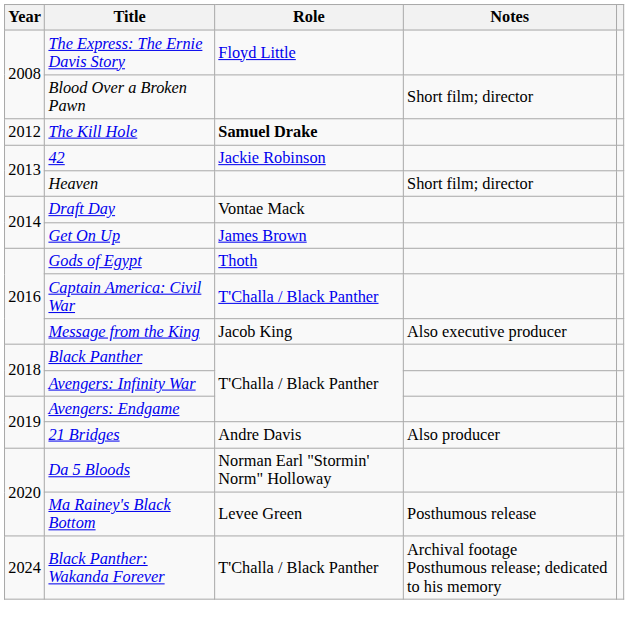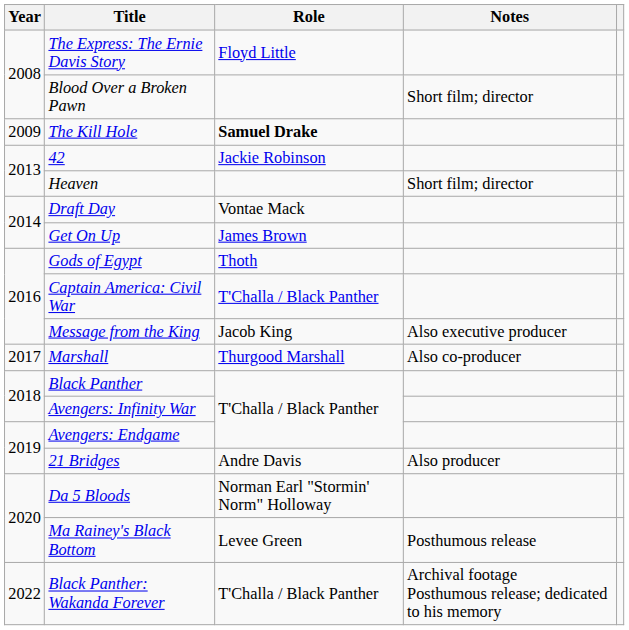(25, 131) 2012 -> (25, 131) 2009
+ row: (78, 357)
(25, 567) 2024 -> (25, 593) 2022
